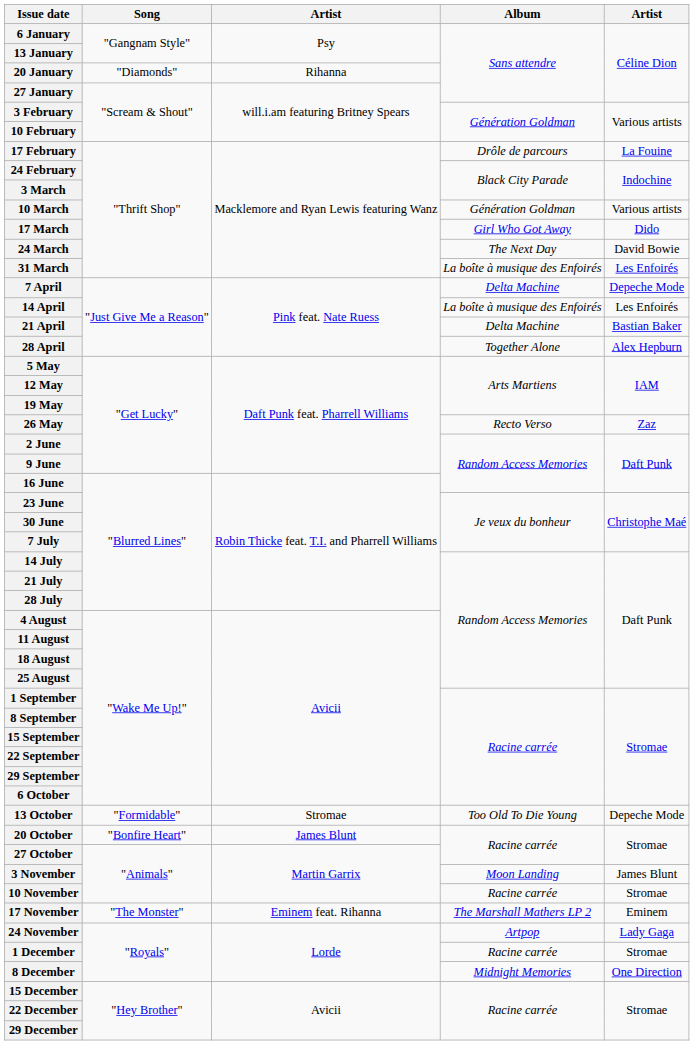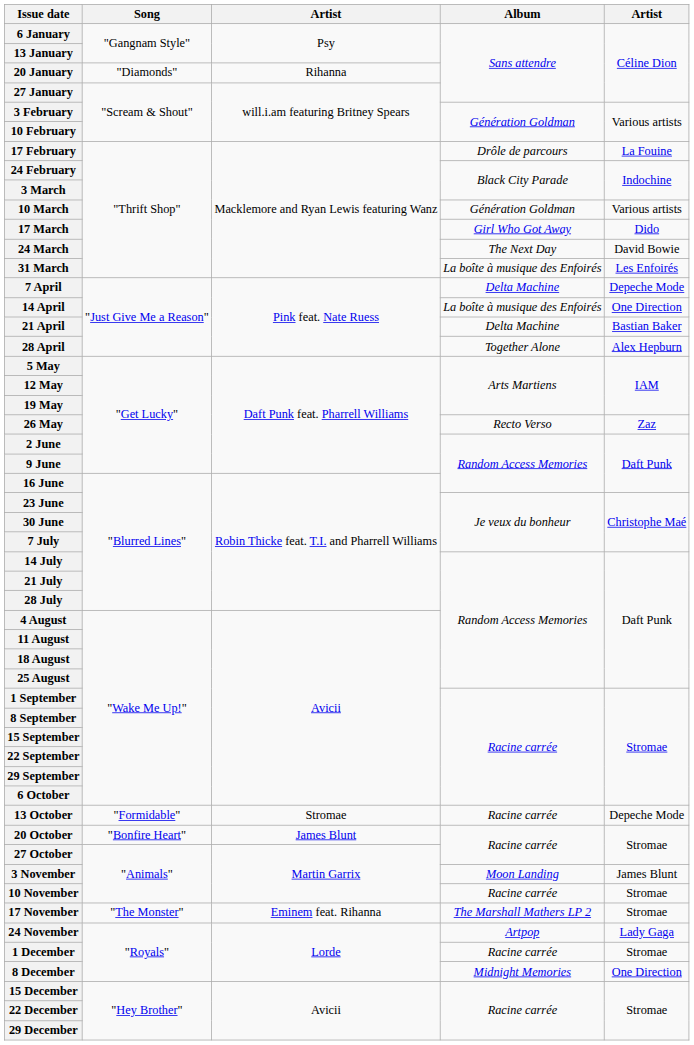(647, 307) Les Enfoirés -> (647, 307) One Direction
(522, 815) Too Old To Die Young -> (522, 815) Racine carrée
(647, 913) Eminem -> (647, 913) Stromae
